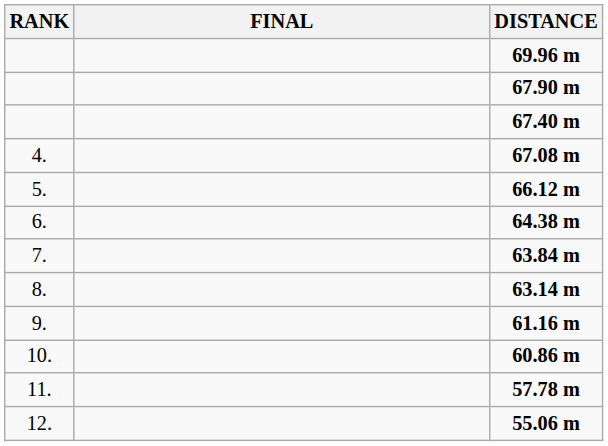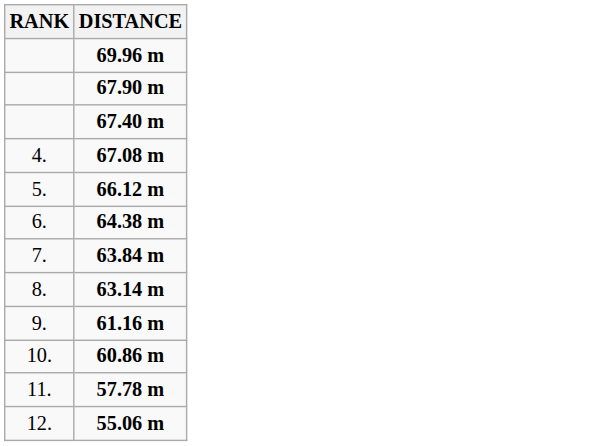- column: (282, 21)
